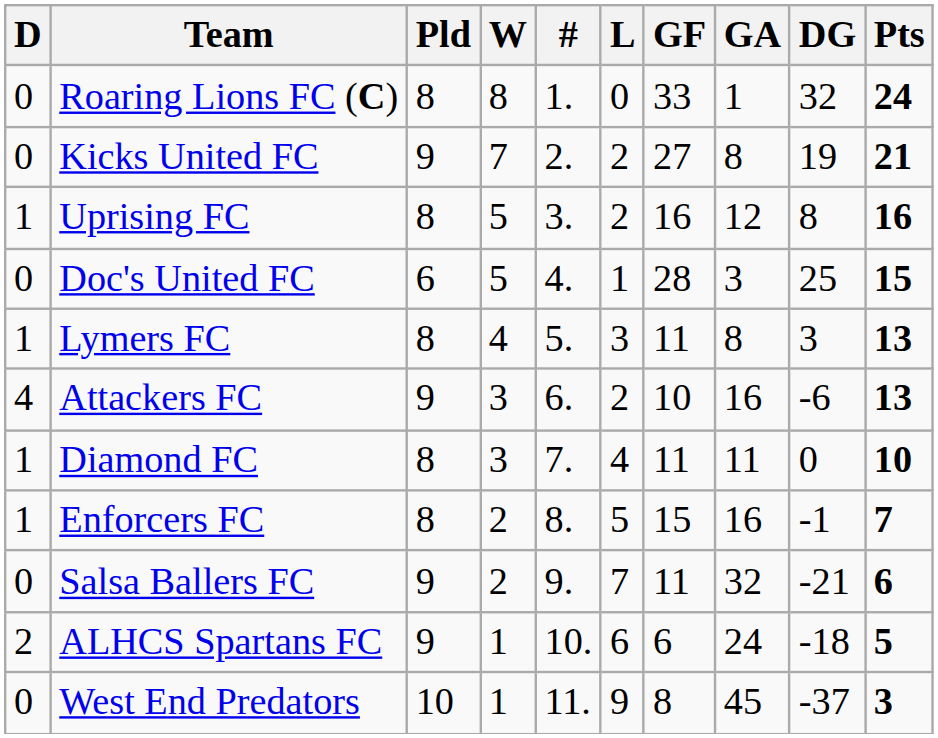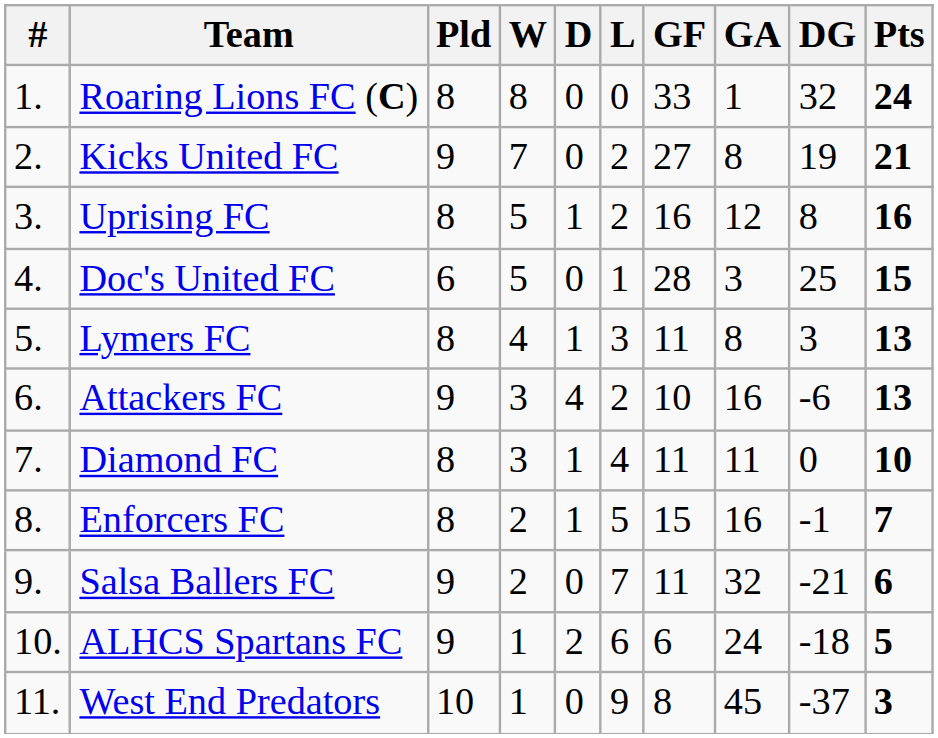columns swapped: (568, 34) <-> (28, 34)
